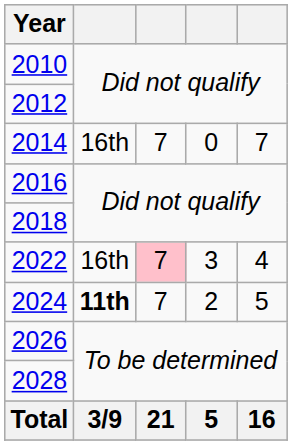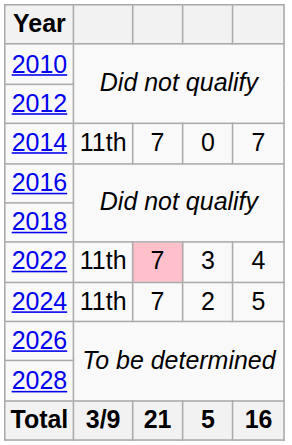(105, 143) 16th -> (103, 143) 11th
(105, 261) 16th -> (103, 261) 11th
(105, 301) bold -> (103, 301) normal
